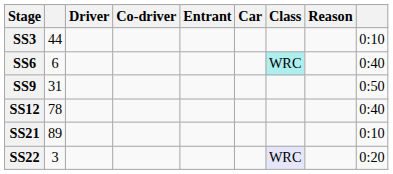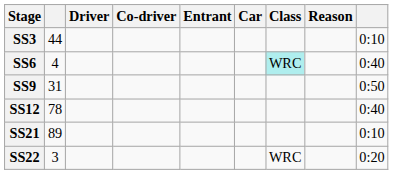(55, 62) 6 -> (55, 62) 4
(285, 157) lavender background -> (285, 157) no background
